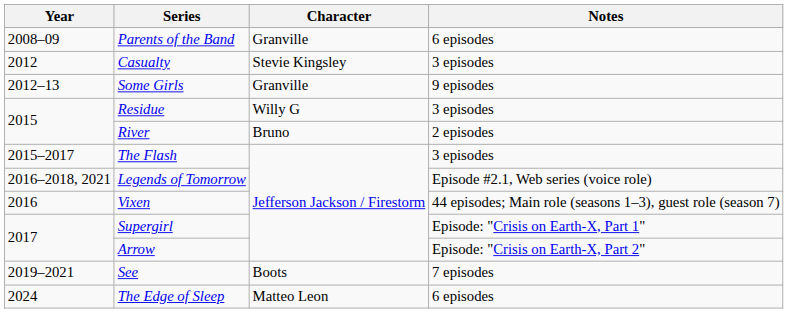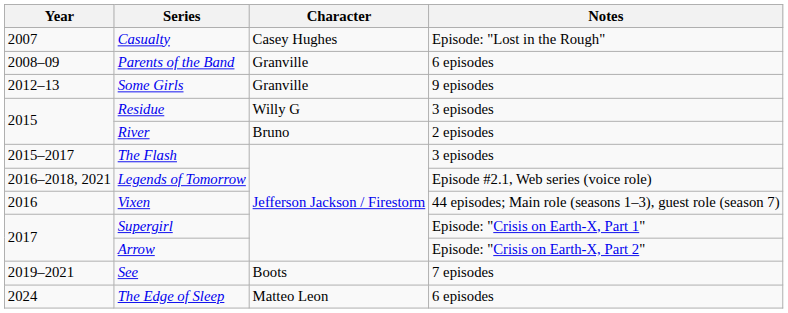+ row: (23, 39)
- row: (23, 62)
